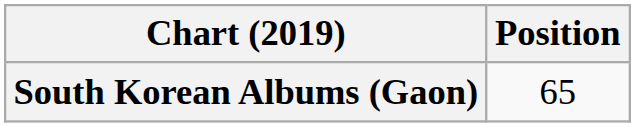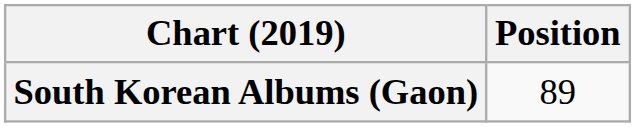(558, 91) 65 -> (558, 91) 89
